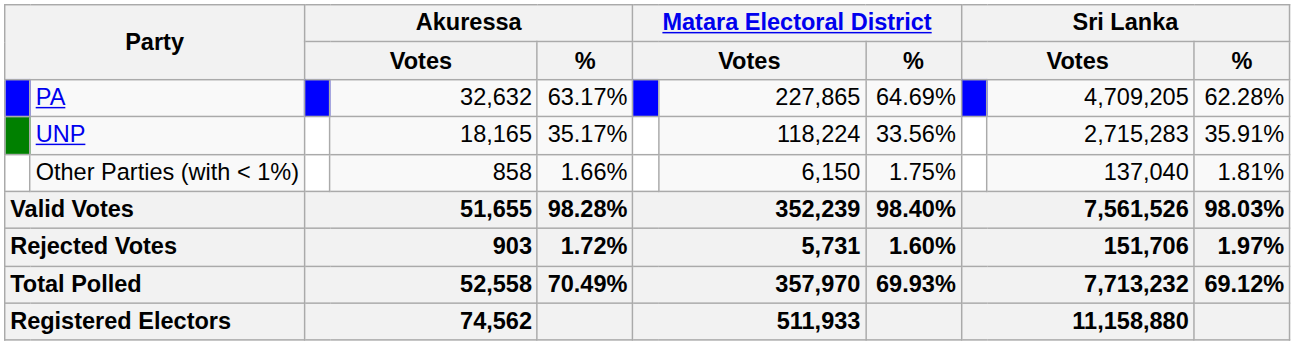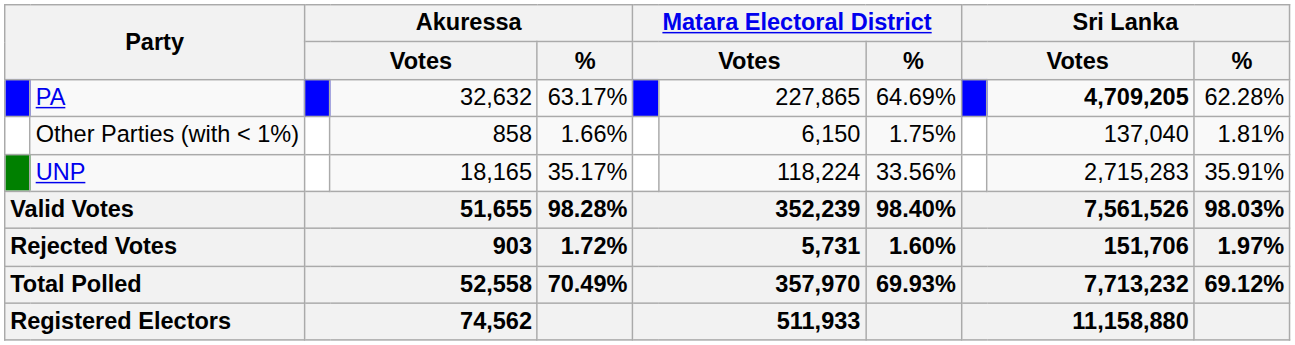(1136, 97) normal -> (1136, 97) bold
rows swapped: (61, 135) <-> (167, 172)
